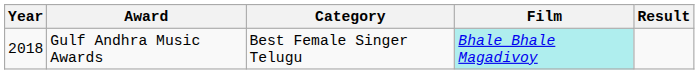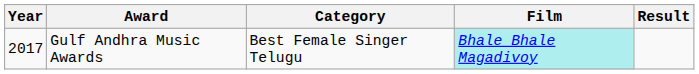(26, 49) 2018 -> (26, 49) 2017
